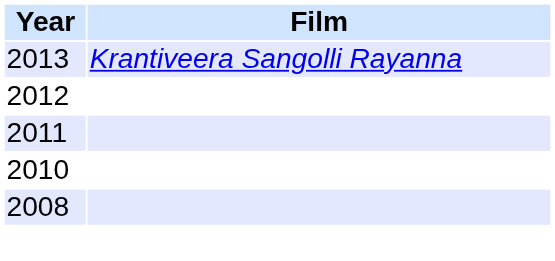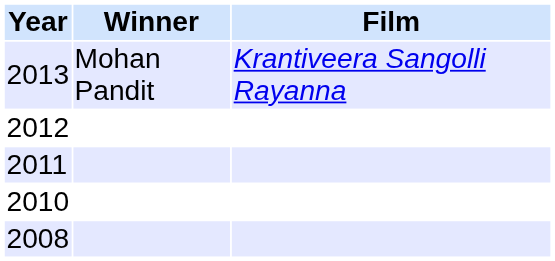+ column: (151, 21)
